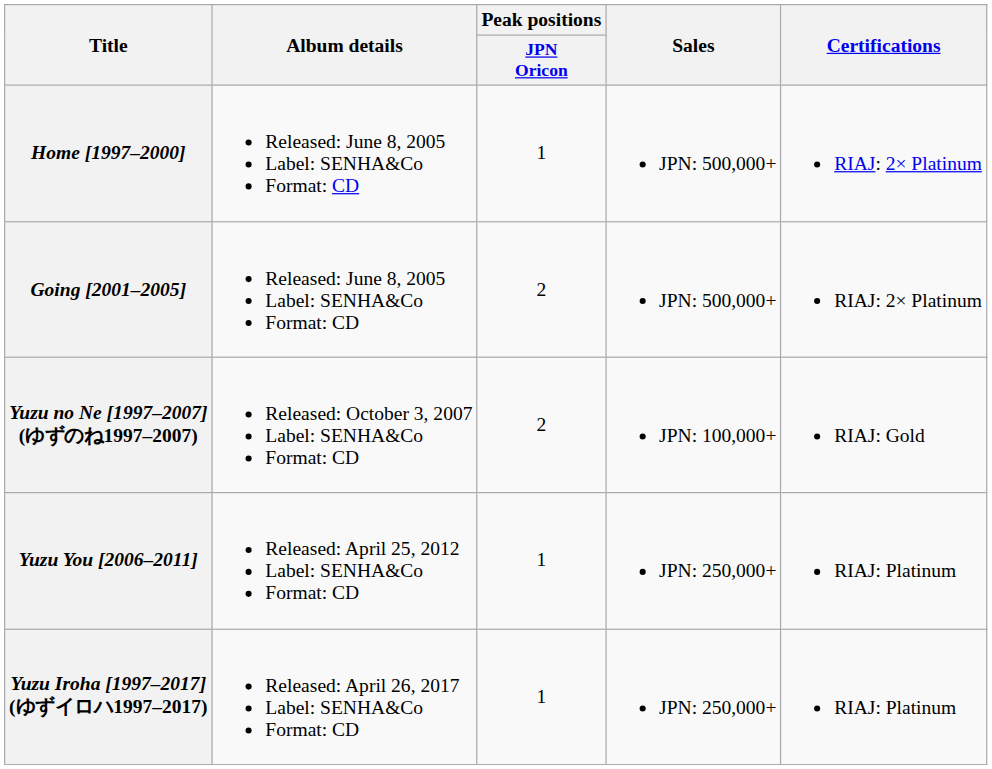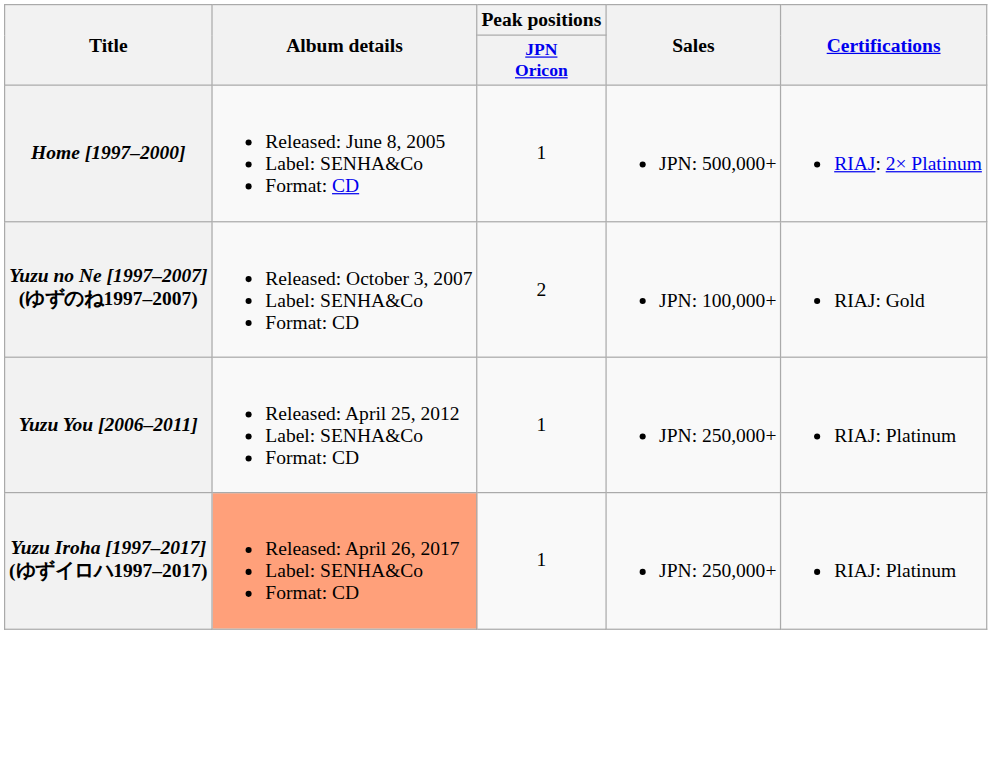- row: (108, 288)
(344, 708) no background -> (344, 572) lightsalmon background
